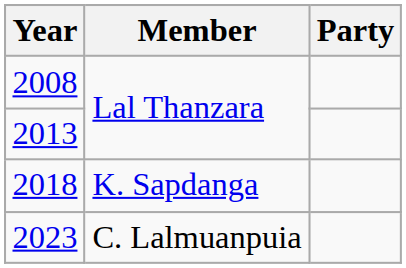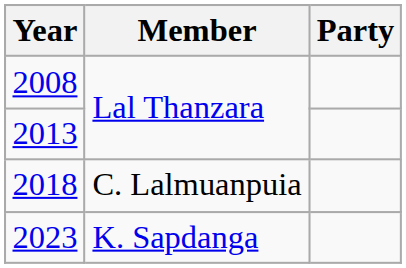(175, 184) K. Sapdanga -> (197, 184) C. Lalmuanpuia
(197, 236) C. Lalmuanpuia -> (175, 236) K. Sapdanga
